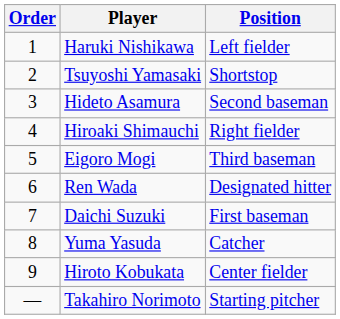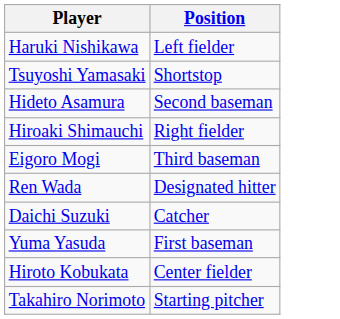- column: (32, 18)
(259, 215) First baseman -> (181, 215) Catcher
(237, 243) Catcher -> (203, 243) First baseman
